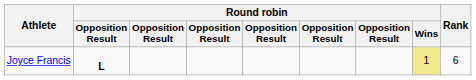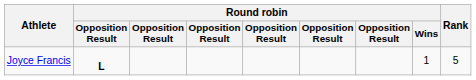(426, 61) khaki background -> (426, 61) no background
(456, 61) 6 -> (456, 61) 5
